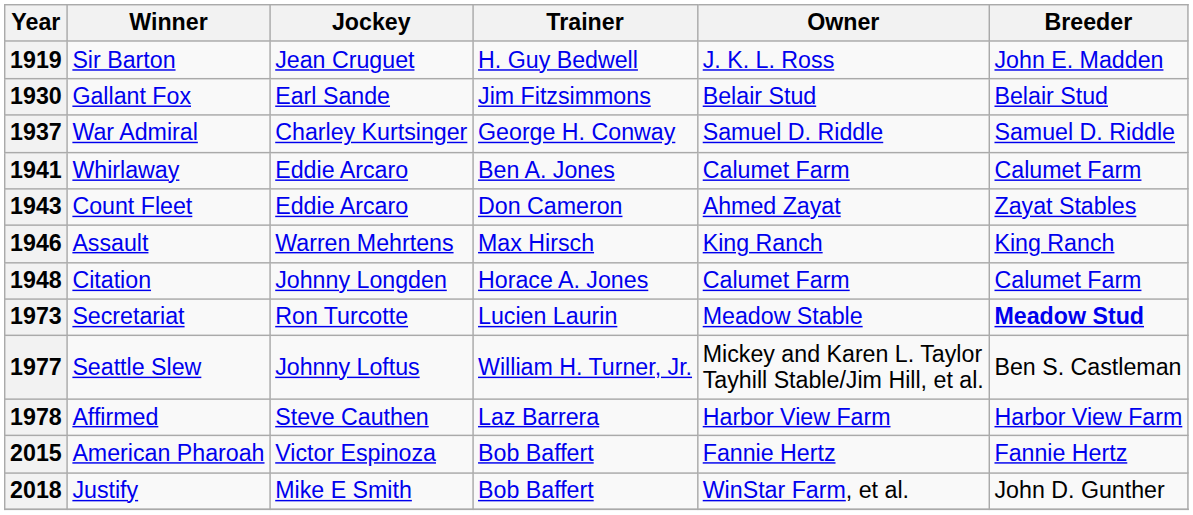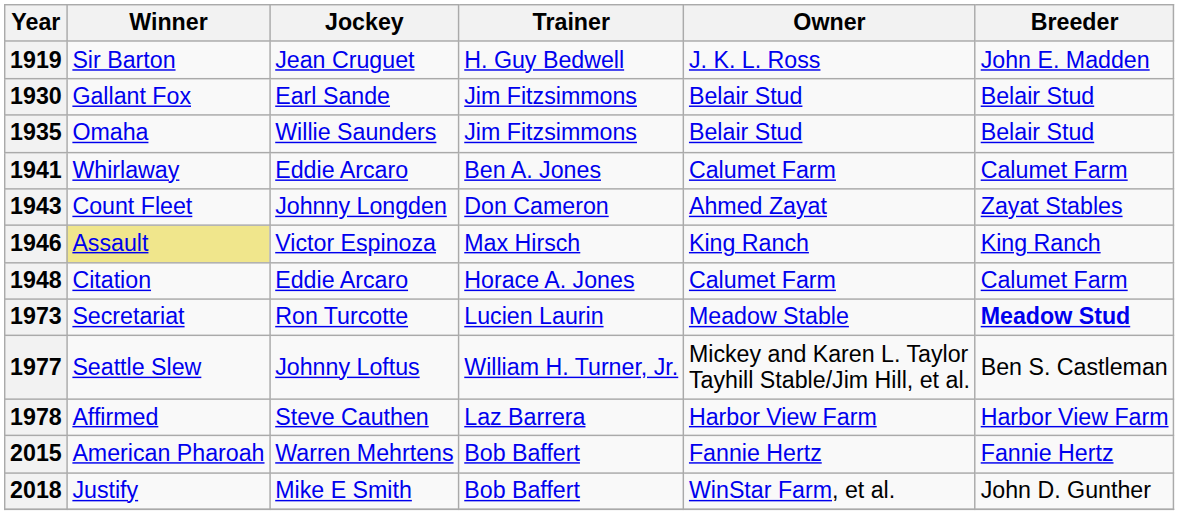+ row: (36, 133)
- row: (36, 133)
(342, 206) Eddie Arcaro -> (361, 206) Johnny Longden
(110, 243) no background -> (110, 243) khaki background
(364, 243) Warren Mehrtens -> (356, 243) Victor Espinoza
(361, 280) Johnny Longden -> (342, 280) Eddie Arcaro
(356, 453) Victor Espinoza -> (364, 453) Warren Mehrtens
